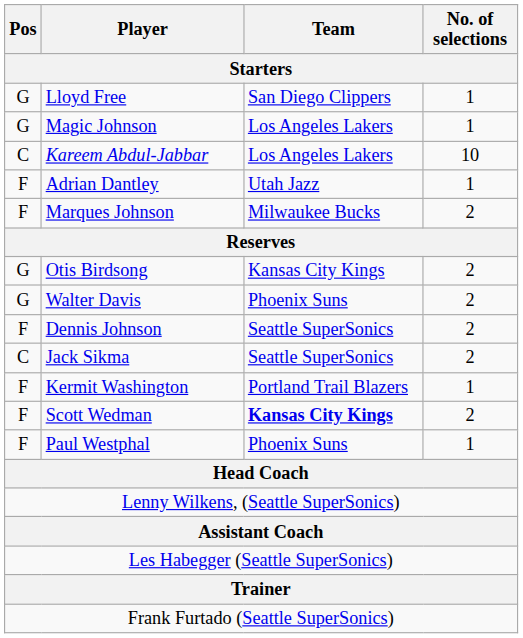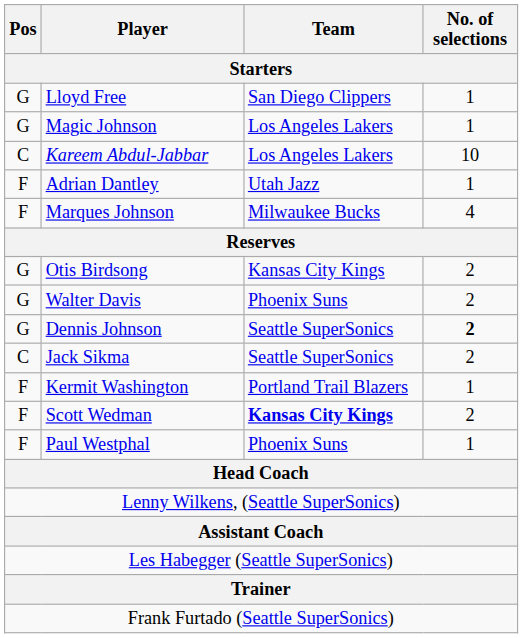(470, 213) 2 -> (470, 213) 4
(23, 328) F -> (23, 328) G
(470, 328) normal -> (470, 328) bold
